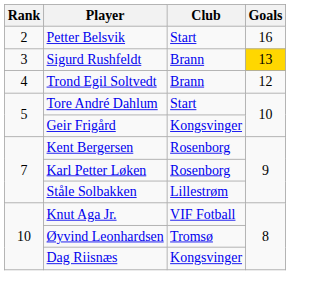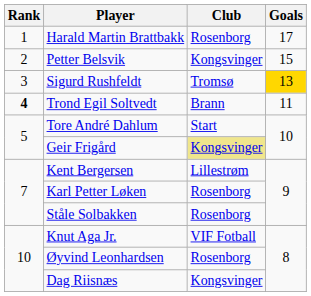+ row: (115, 37)
(183, 37) Start -> (227, 59) Kongsvinger
(265, 37) 16 -> (286, 59) 15
(187, 59) Brann -> (212, 81) Tromsø
(24, 81) normal -> (24, 103) bold
(265, 81) 12 -> (286, 103) 11
(206, 125) no background -> (227, 147) khaki background
(200, 147) Rosenborg -> (220, 170) Lillestrøm
(199, 192) Lillestrøm -> (221, 214) Rosenborg
(192, 236) Tromsø -> (221, 258) Rosenborg
